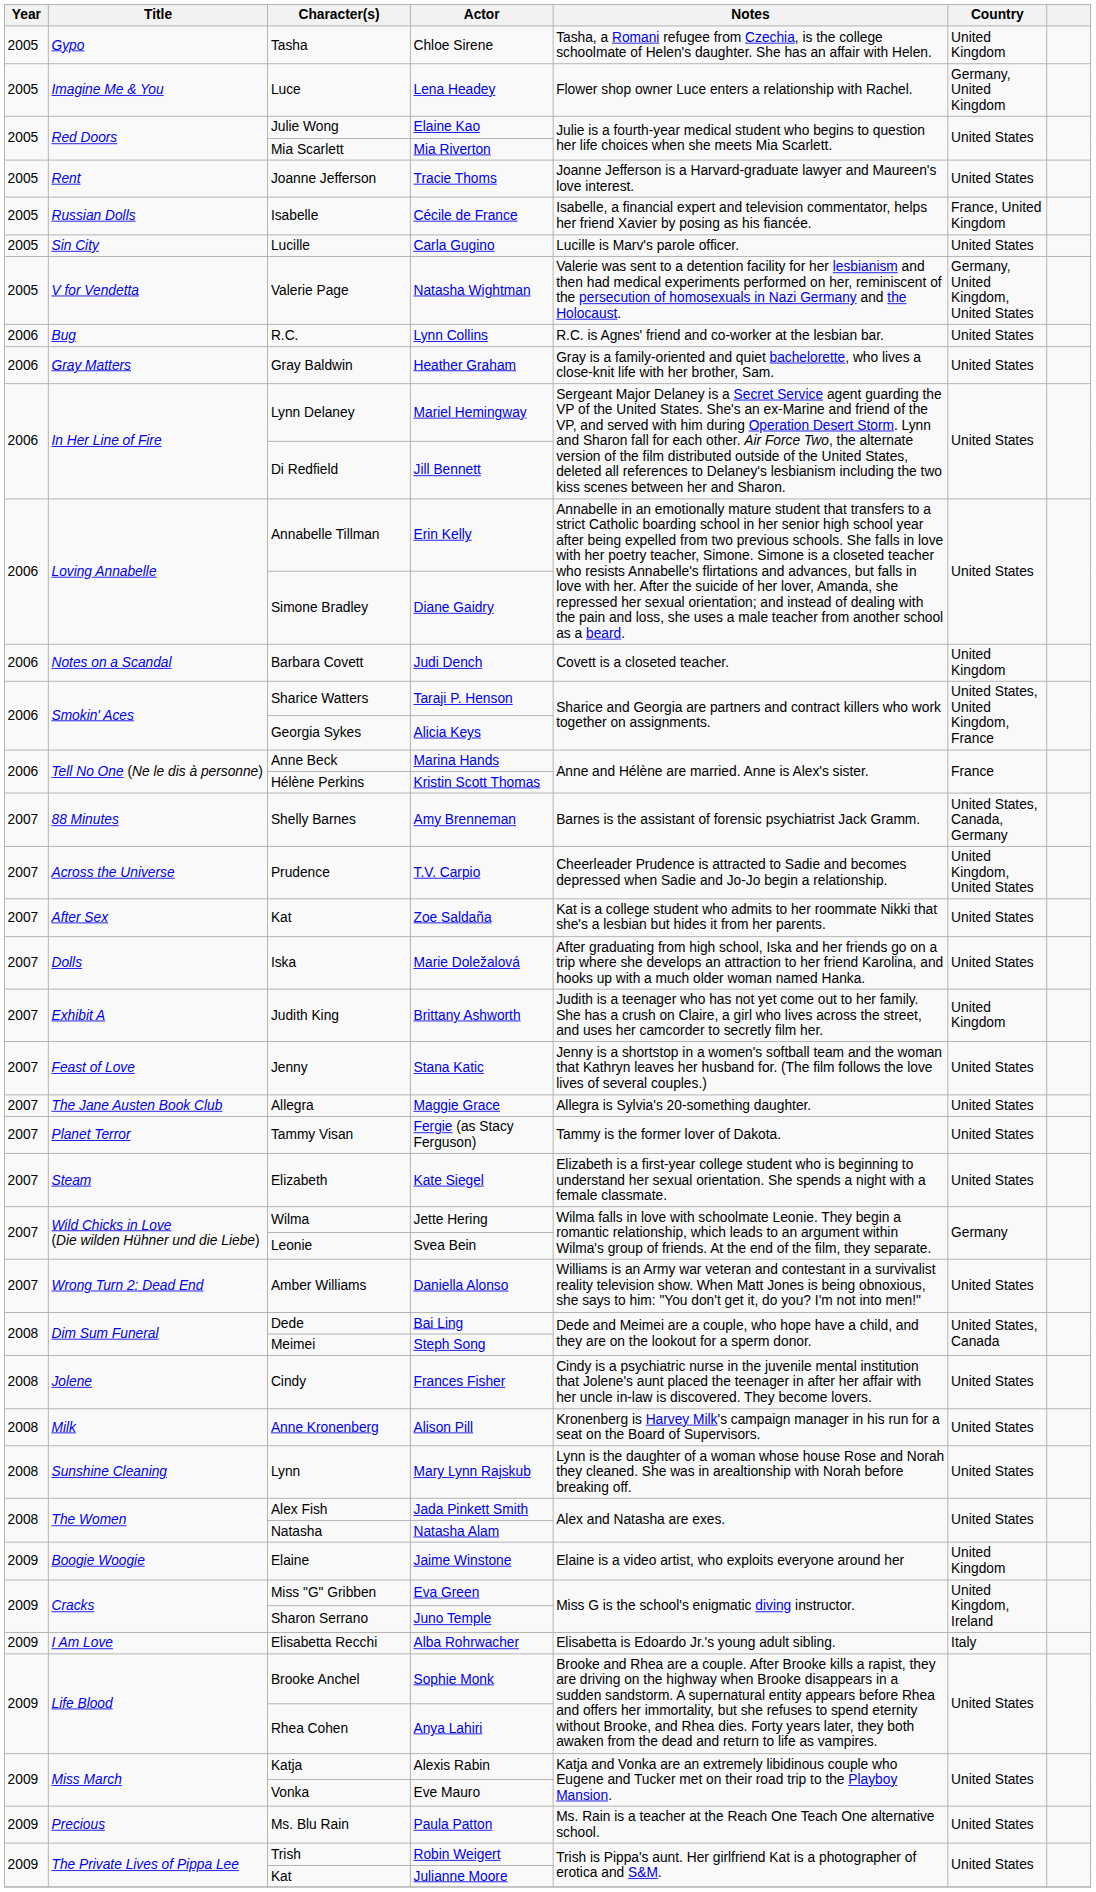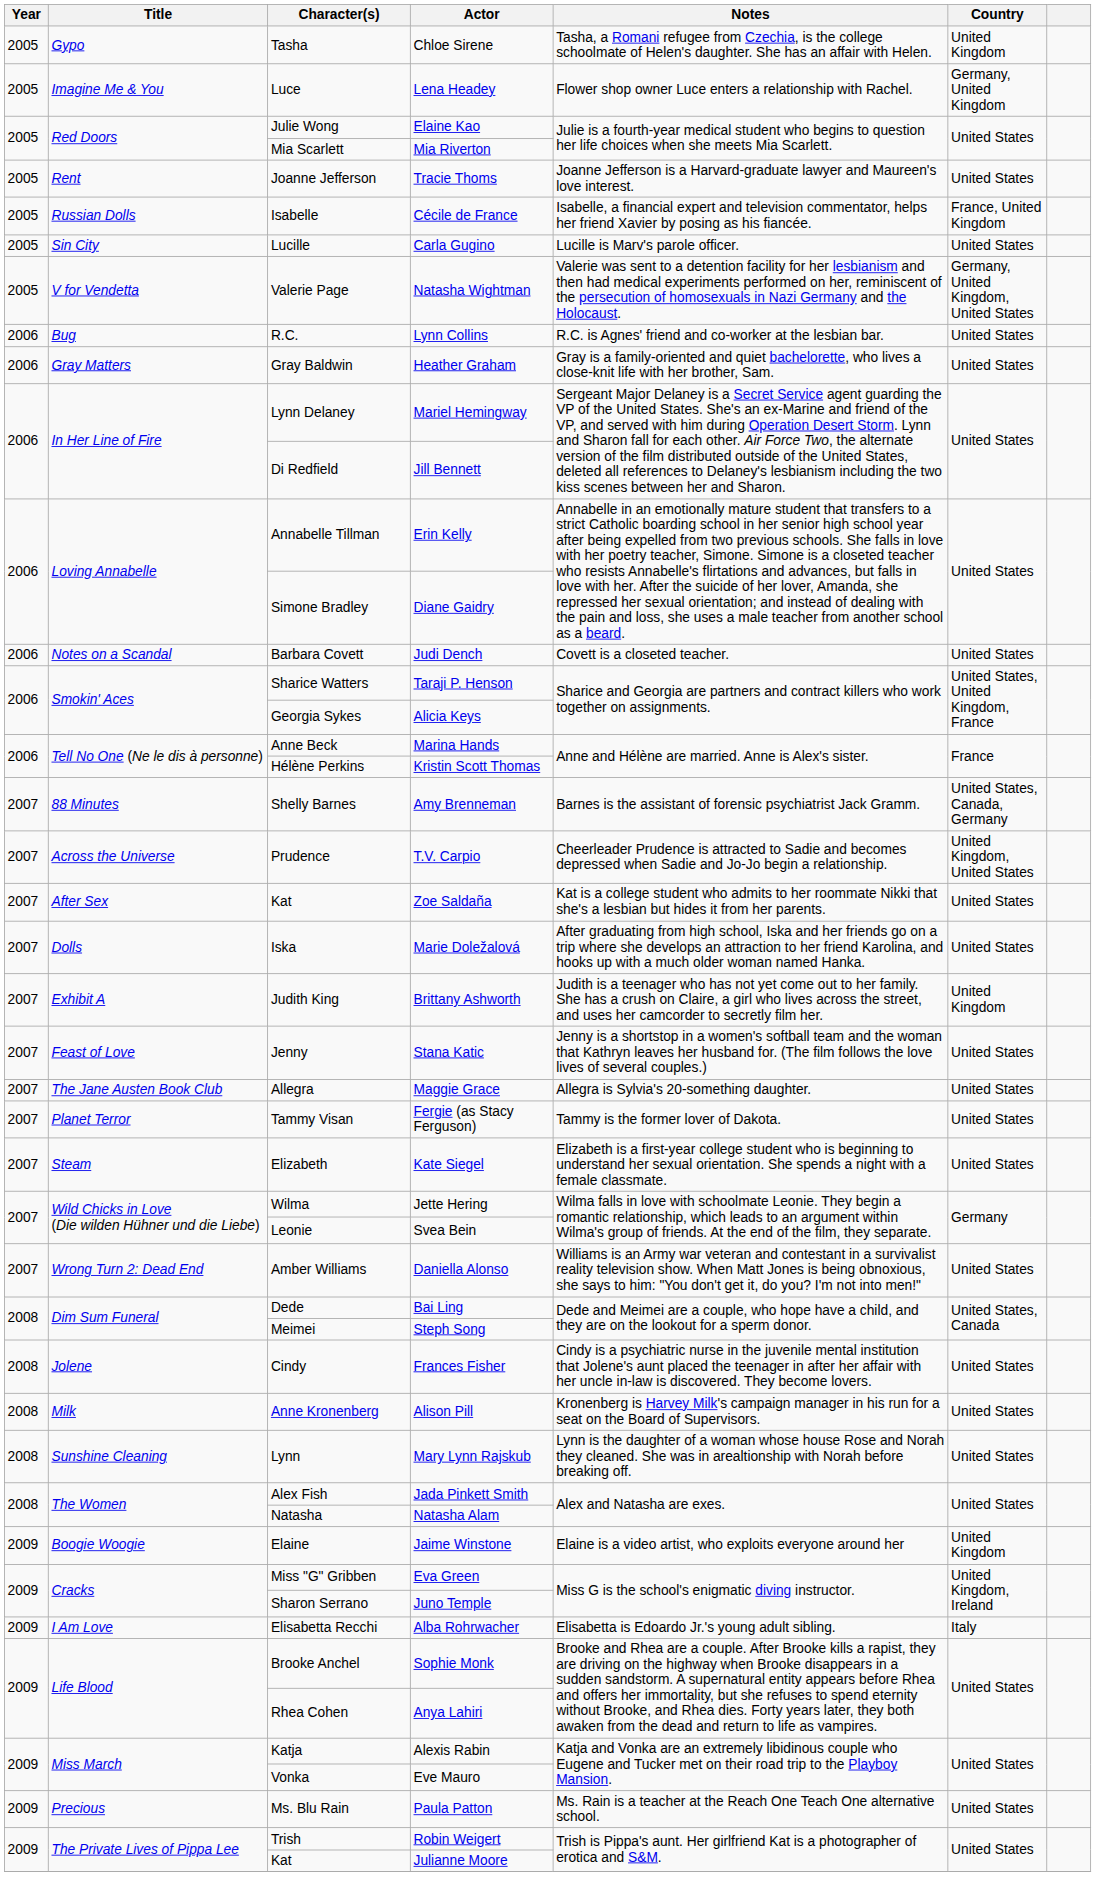(978, 662) United Kingdom -> (992, 655) United States
